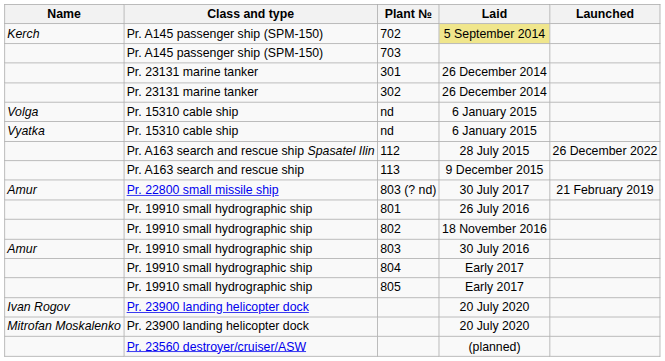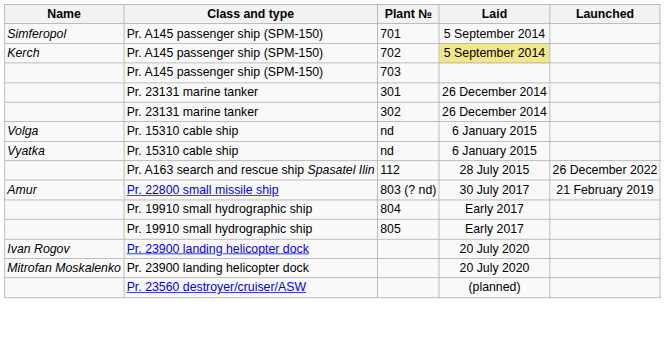+ row: (37, 33)
- row: (64, 170)
- row: (64, 210)
- row: (64, 229)
- row: (22, 248)
